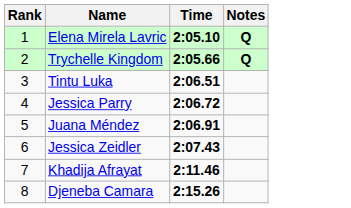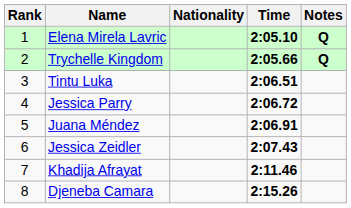+ column: (208, 15)
